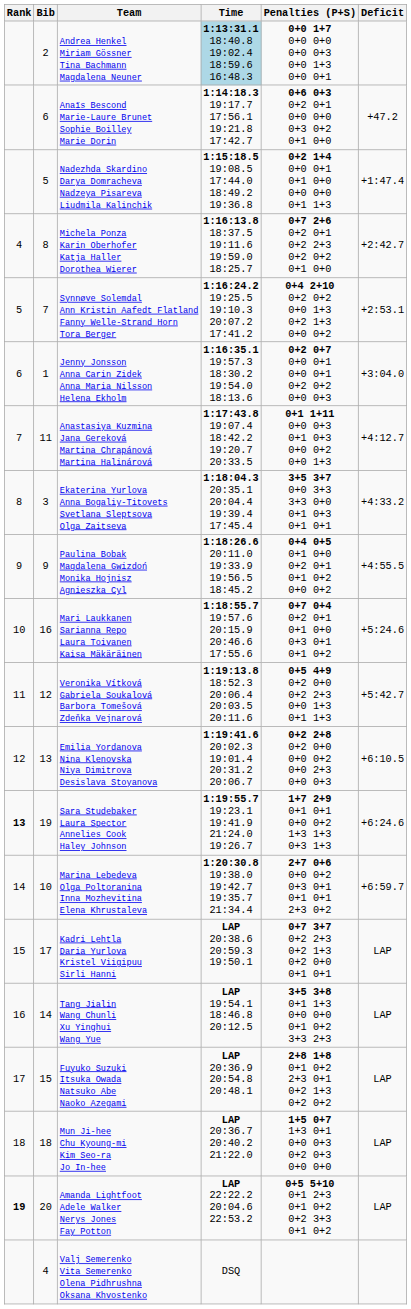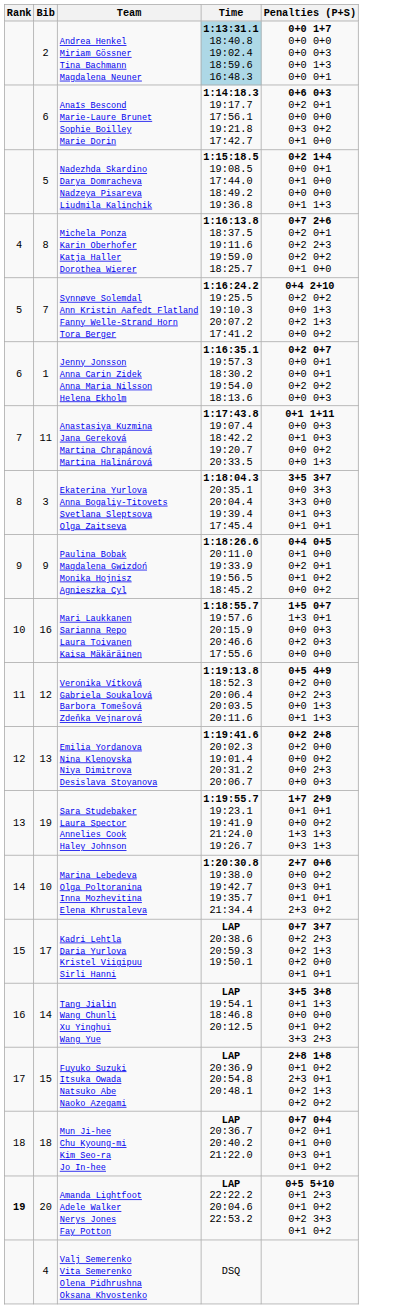- column: (383, 13)
(310, 630) 0+7 0+4 0+2 0+1 0+1 0+0 0+3 0+1 0+1 0+2 -> (310, 630) 1+5 0+7 1+3 0+1 0+0 0+3 0+2 0+3 0+0 0+0
(19, 823) bold -> (19, 823) normal
(310, 1144) 1+5 0+7 1+3 0+1 0+0 0+3 0+2 0+3 0+0 0+0 -> (310, 1144) 0+7 0+4 0+2 0+1 0+1 0+0 0+3 0+1 0+1 0+2
